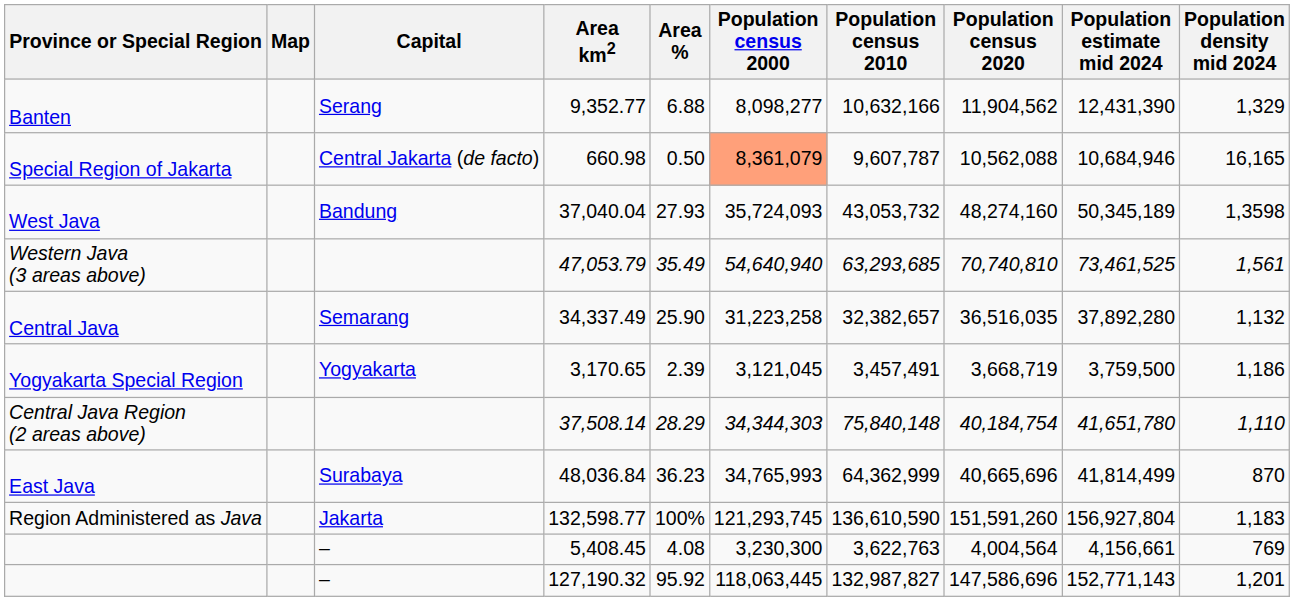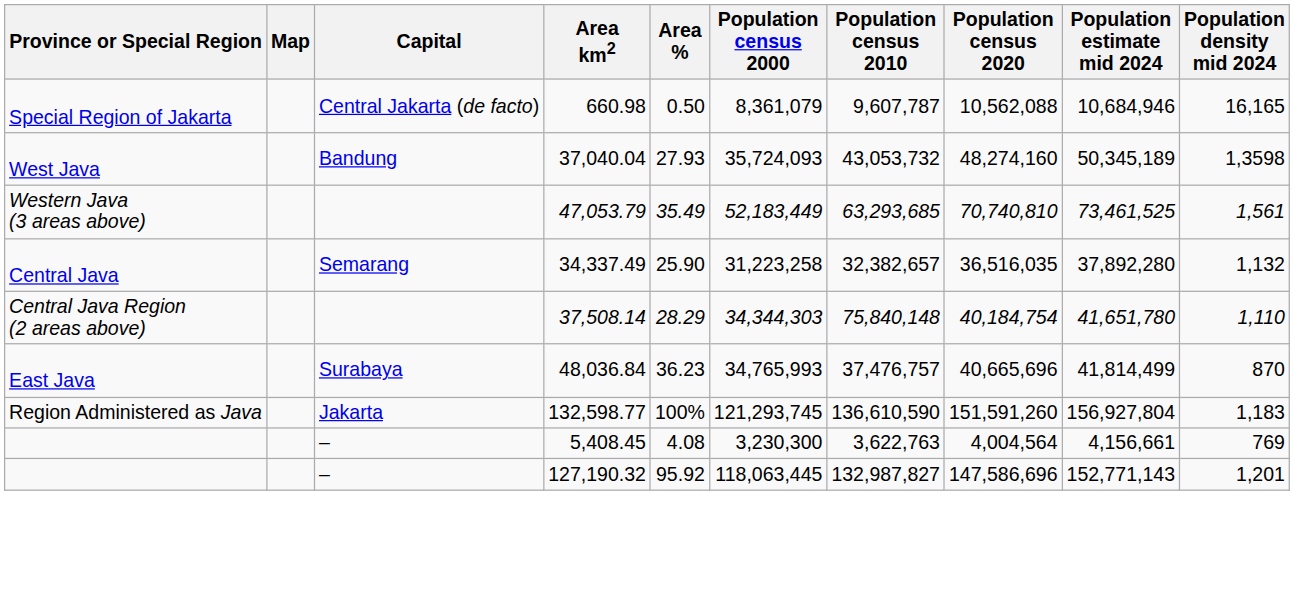- row: (40, 116)
(779, 158) lightsalmon background -> (779, 105) no background
(774, 264) 54,640,940 -> (774, 211) 52,183,449
- row: (126, 381)
(891, 476) 64,362,999 -> (891, 370) 37,476,757
